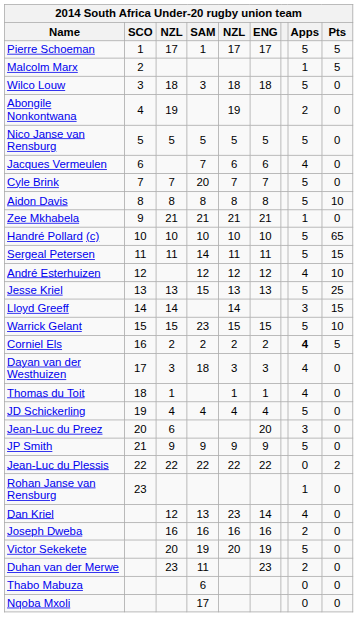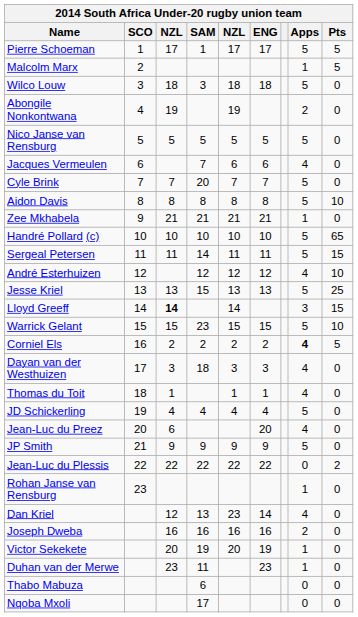(172, 309) normal -> (172, 309) bold
(305, 429) 3 -> (305, 429) 4
(305, 550) 5 -> (305, 550) 1
(305, 568) 2 -> (305, 568) 1
